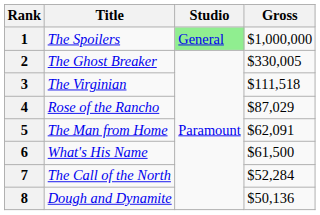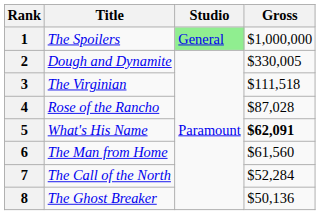(102, 61) The Ghost Breaker -> (110, 61) Dough and Dynamite
(271, 107) $87,029 -> (271, 107) $87,028
(108, 130) The Man from Home -> (98, 130) What's His Name
(271, 130) normal -> (271, 130) bold
(98, 152) What's His Name -> (108, 152) The Man from Home
(271, 152) $61,500 -> (271, 152) $61,560
(110, 198) Dough and Dynamite -> (102, 198) The Ghost Breaker
